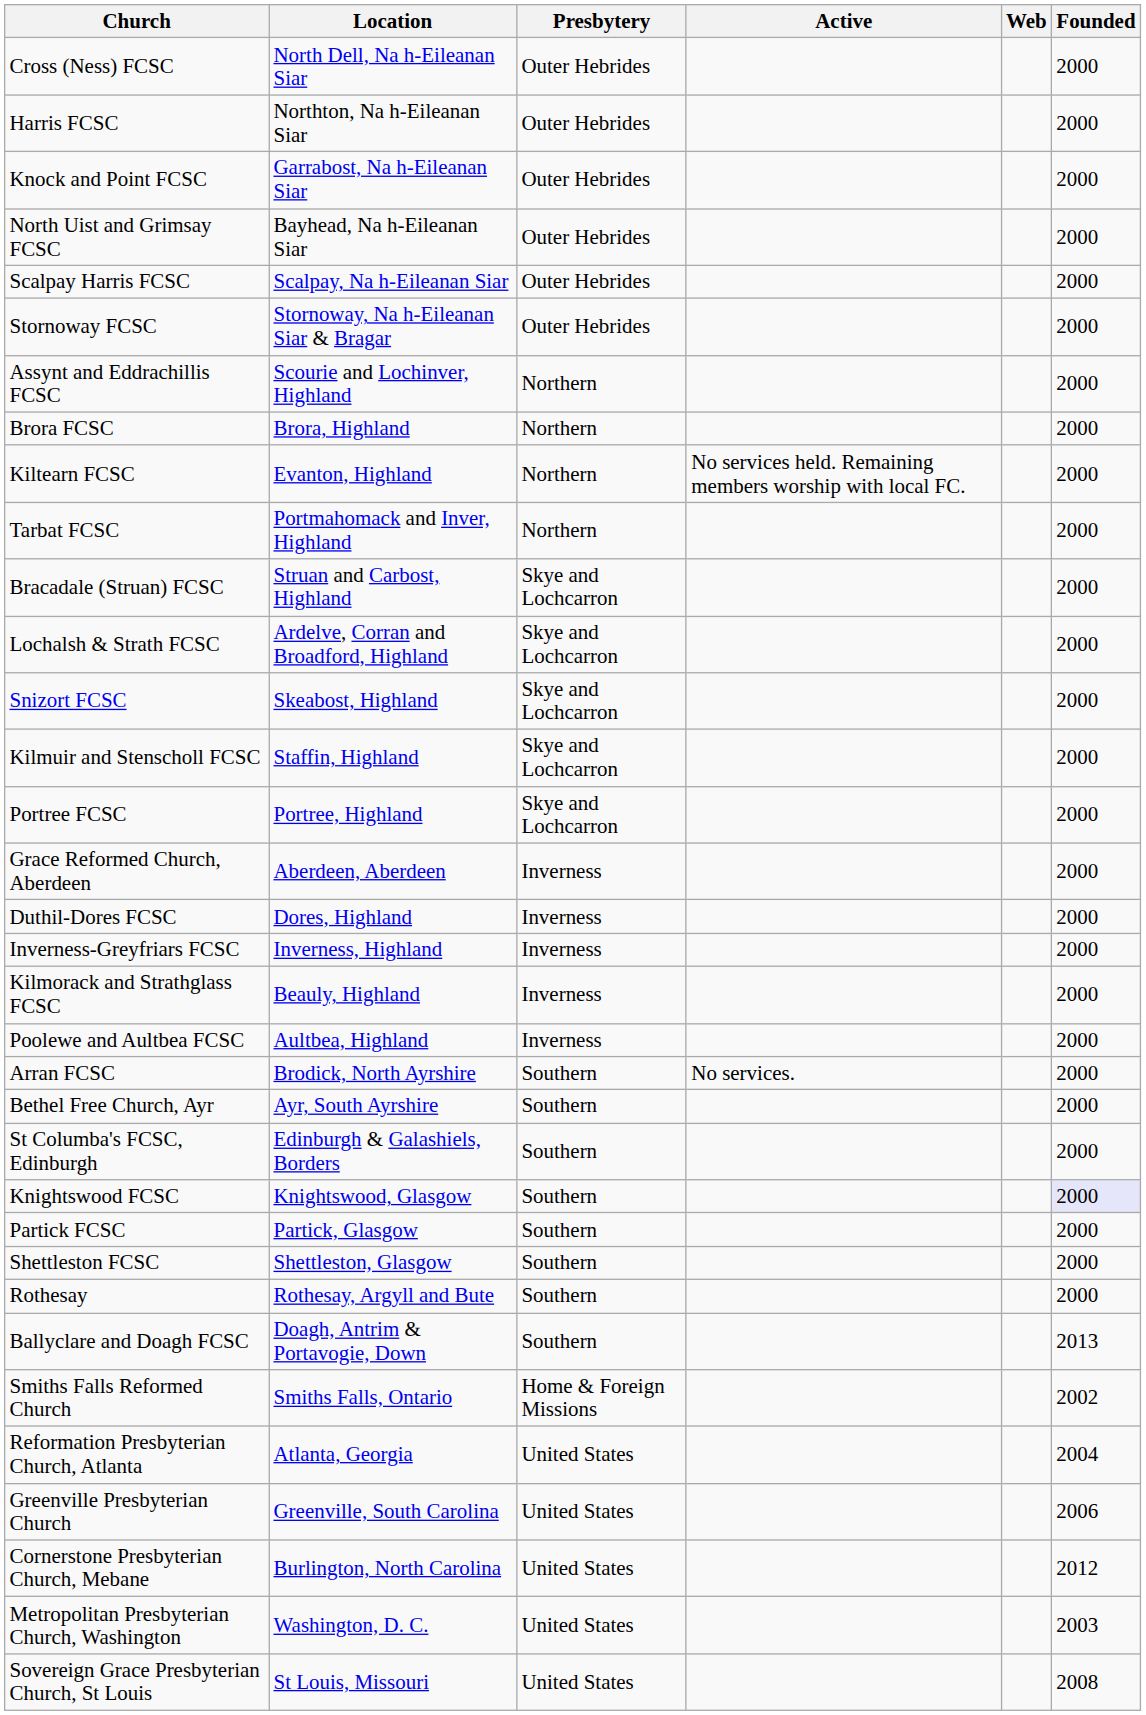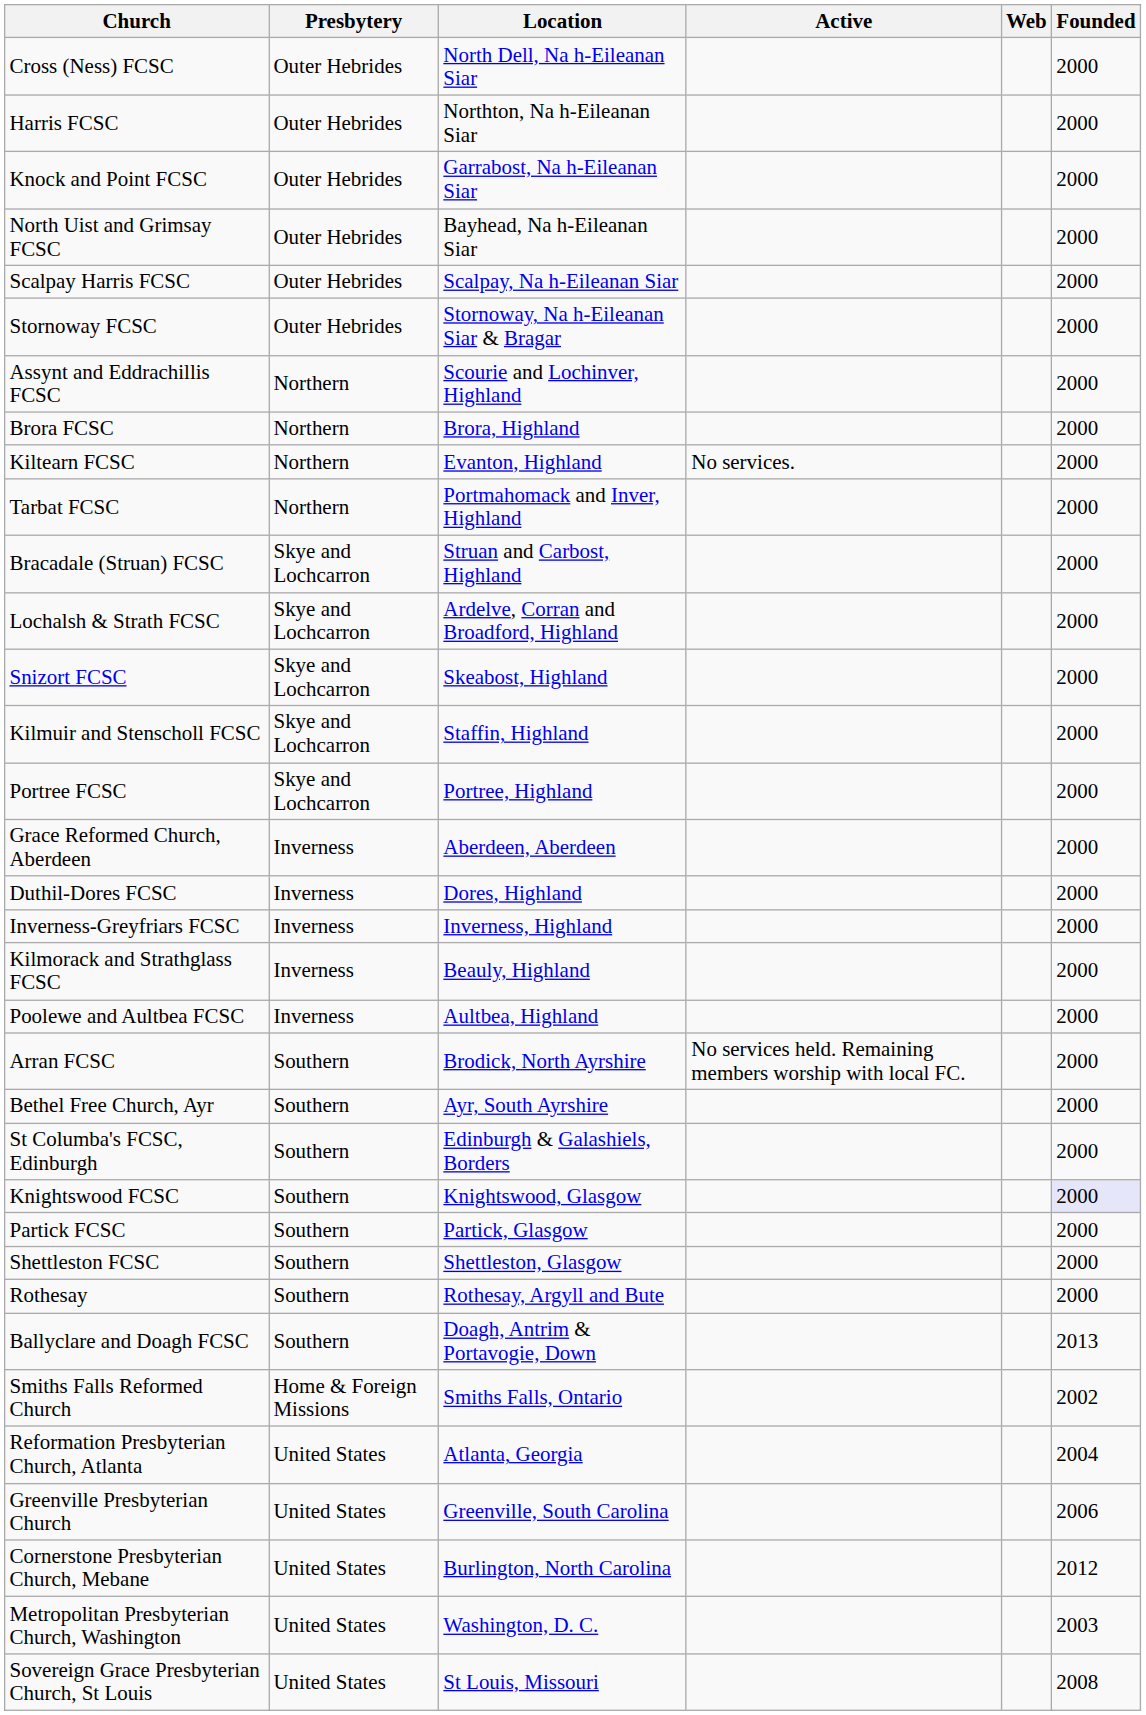columns swapped: (393, 21) <-> (602, 21)
(828, 473) No services held. Remaining members worship with local FC. -> (743, 461) No services.
(743, 1072) No services. -> (828, 1061) No services held. Remaining members worship with local FC.
